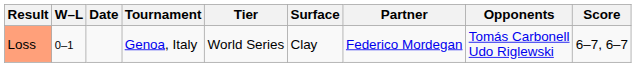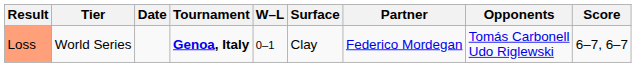columns swapped: (69, 15) <-> (246, 15)
(161, 44) normal -> (211, 44) bold
